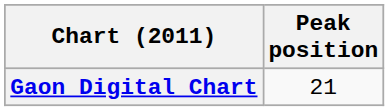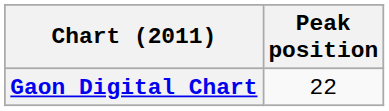(323, 87) 21 -> (323, 87) 22
